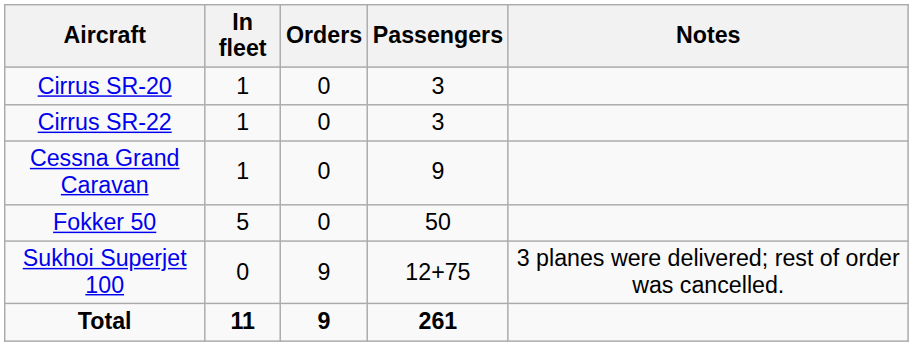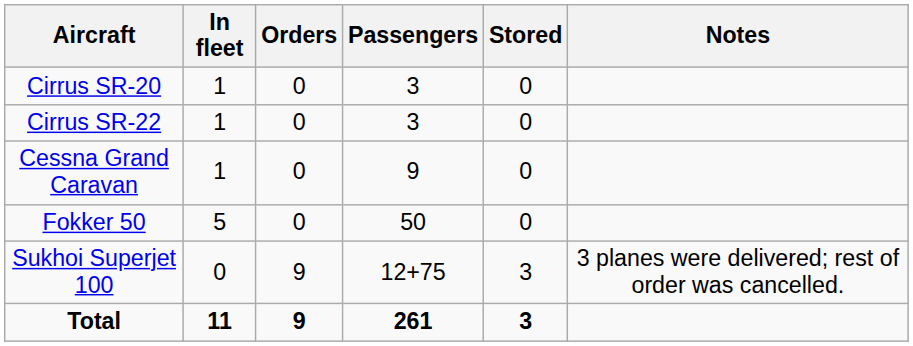+ column: (526, 35)
